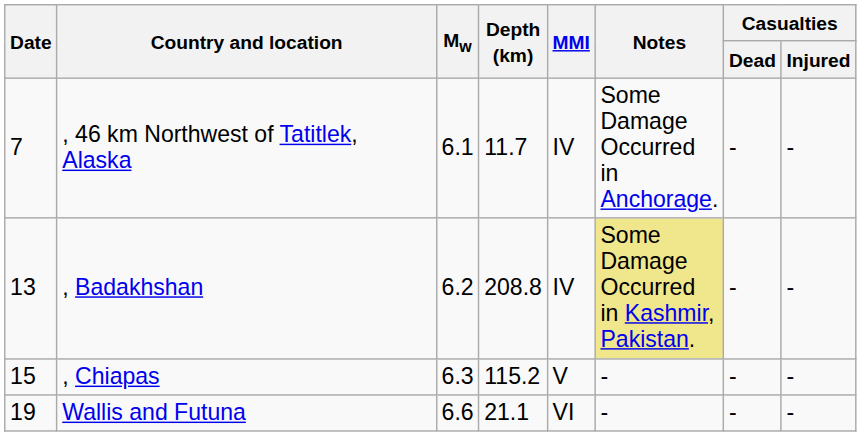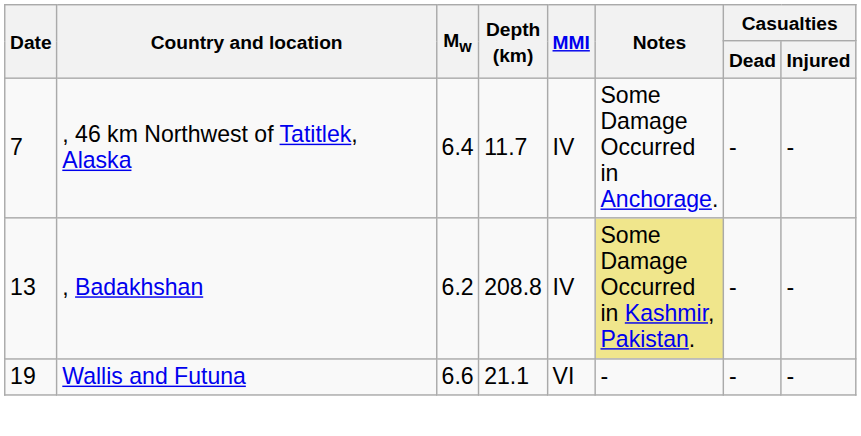(458, 147) 6.1 -> (458, 147) 6.4
- row: (111, 376)
